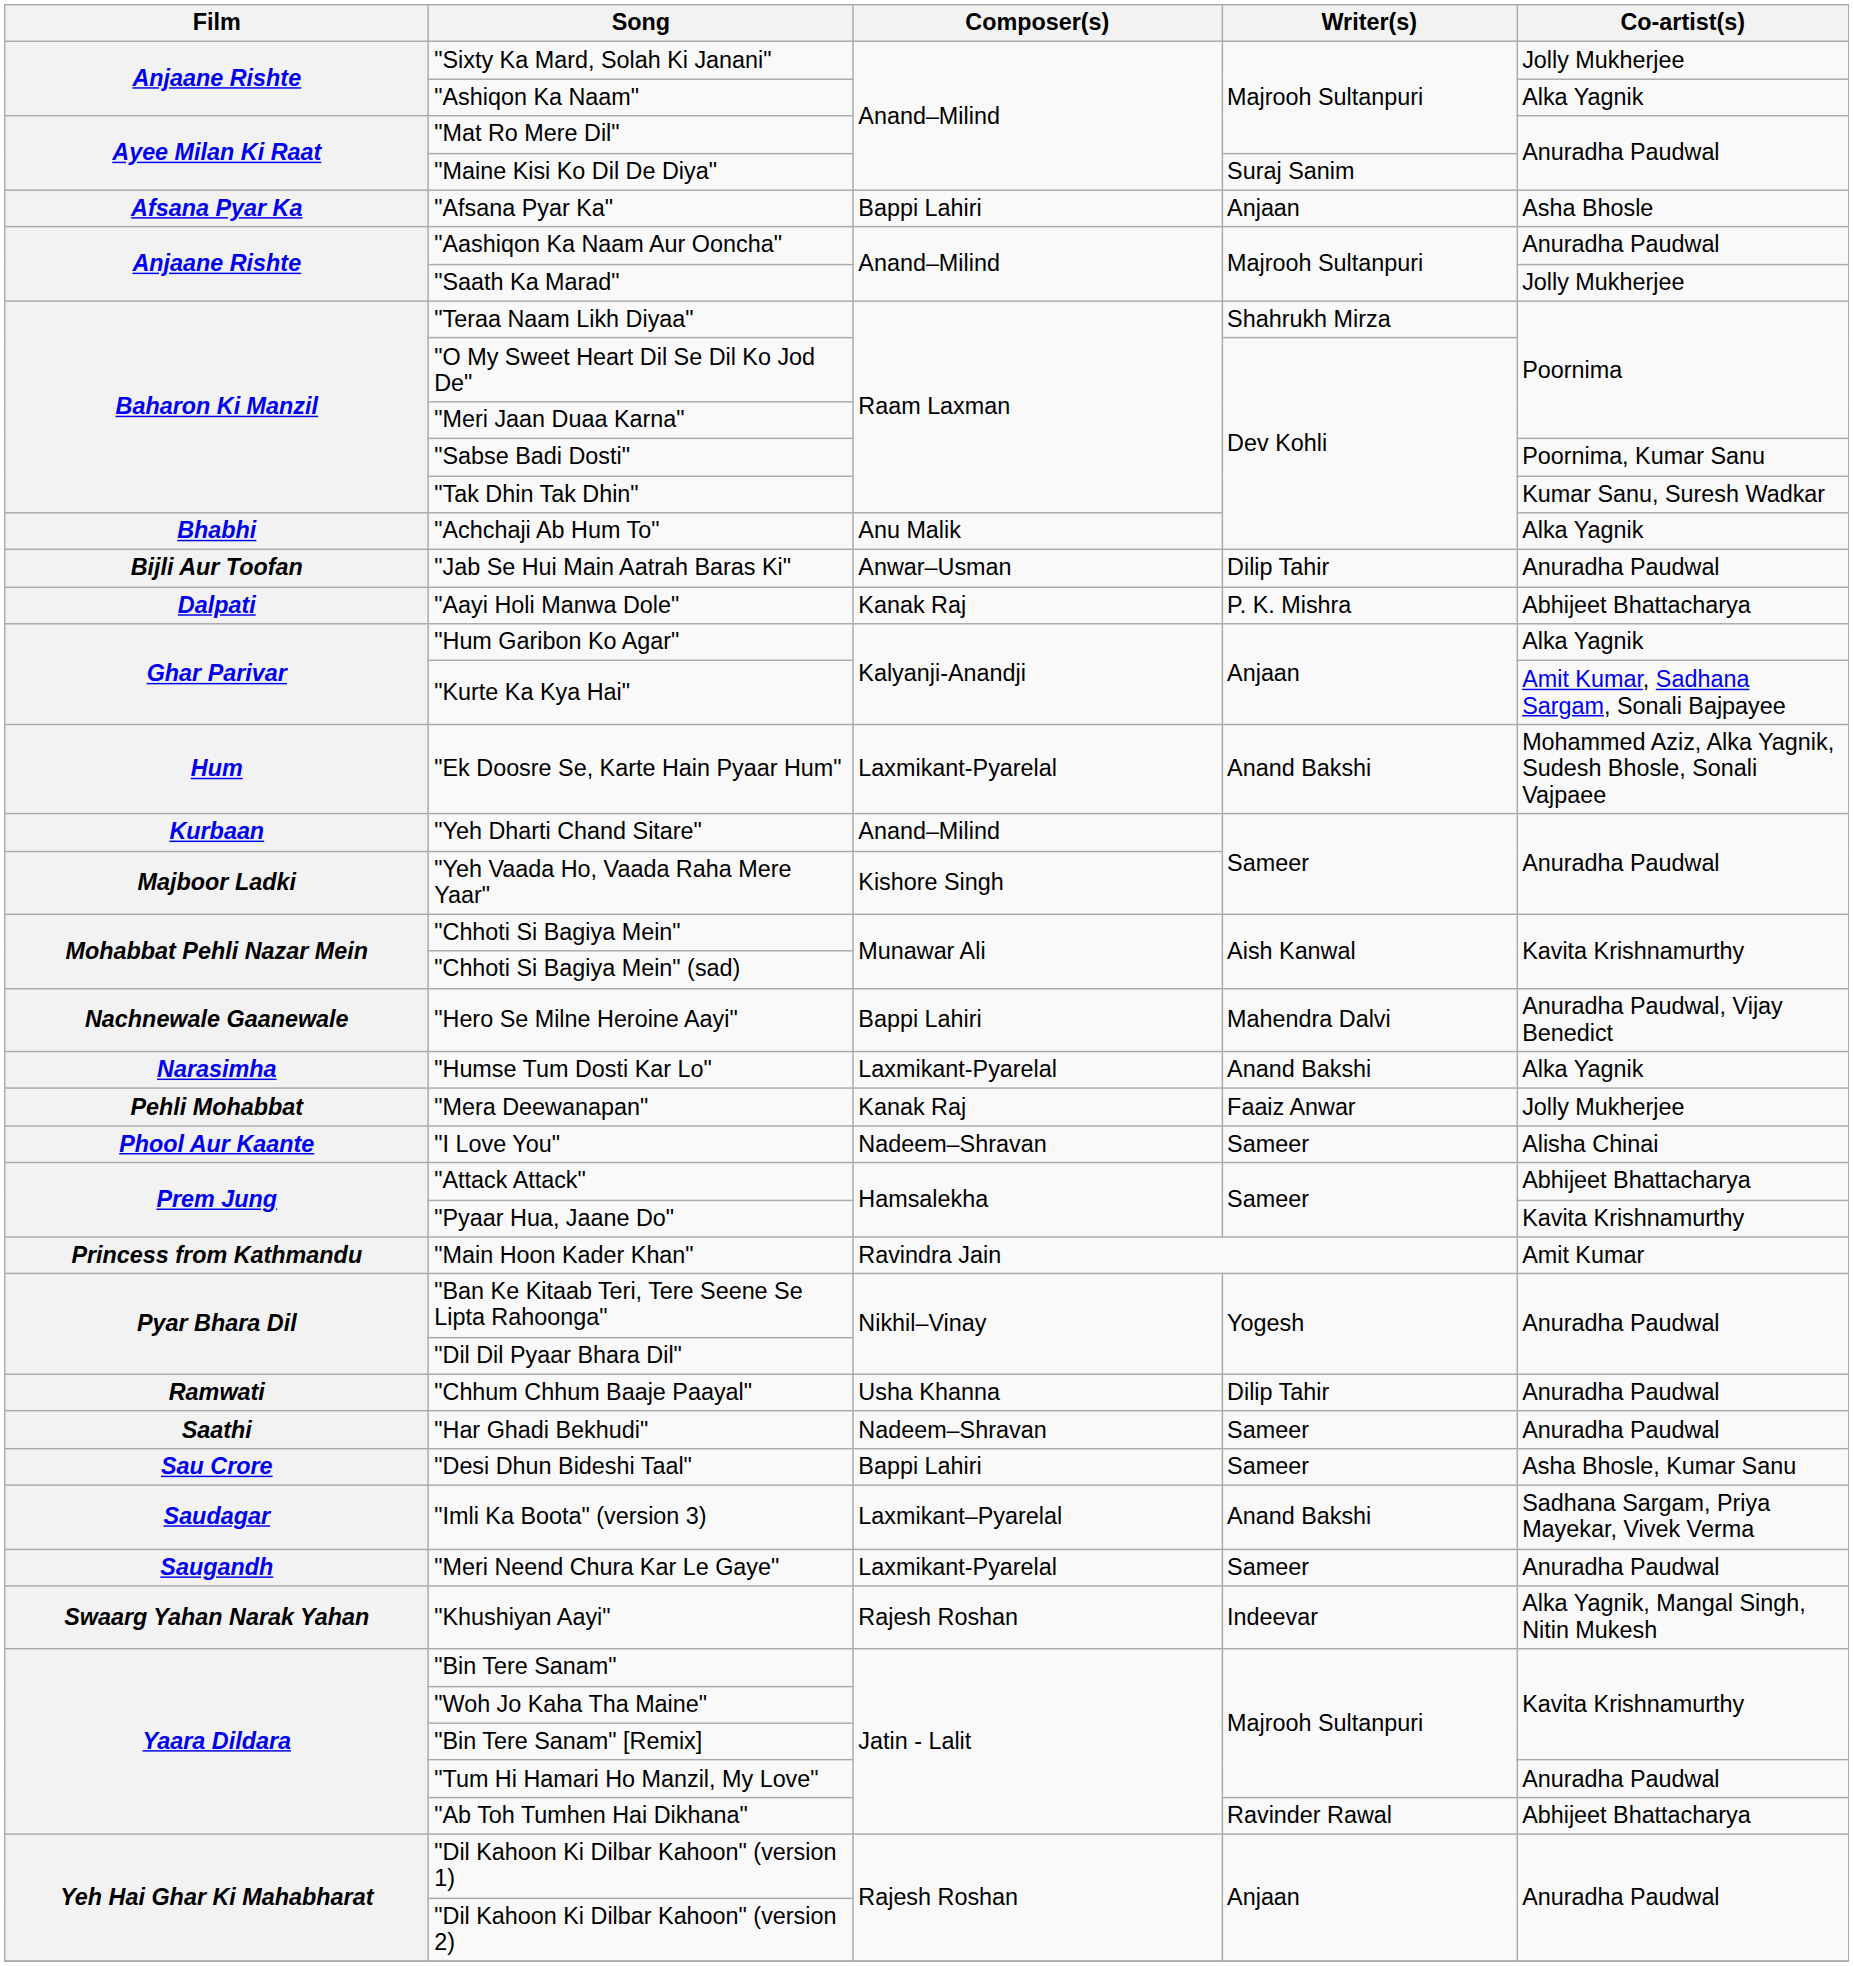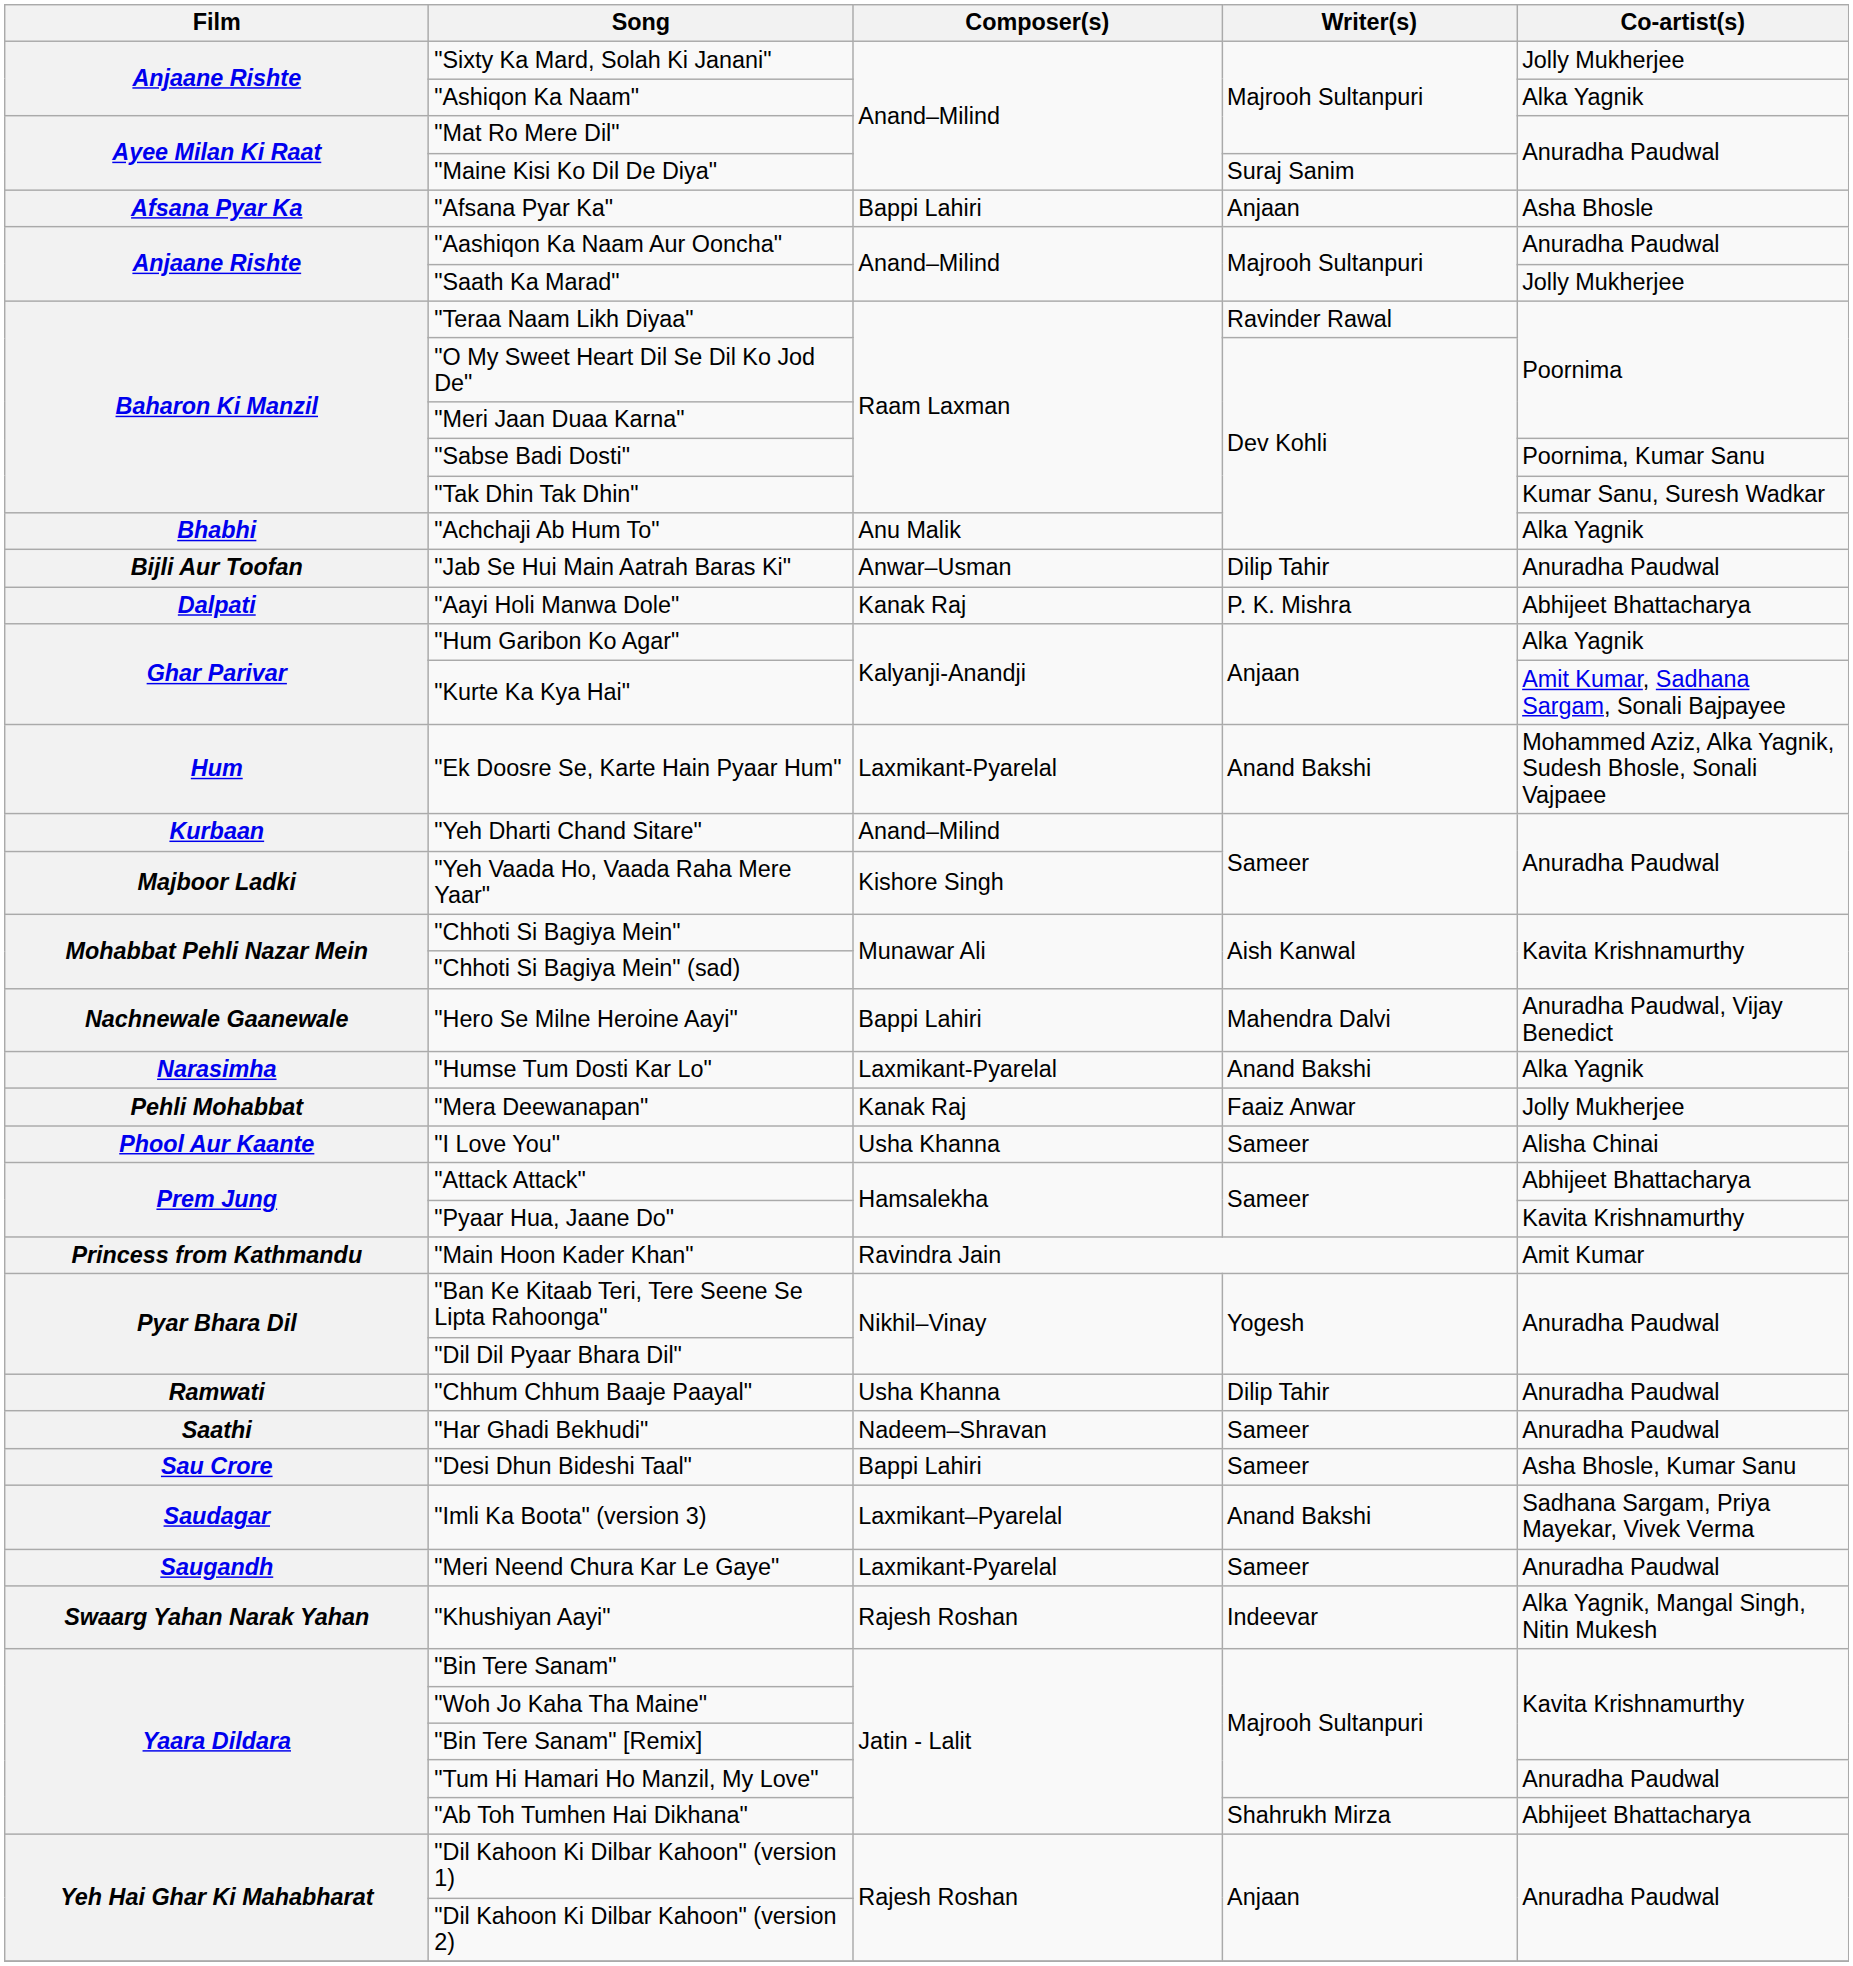(1309, 319) Shahrukh Mirza -> (1310, 319) Ravinder Rawal
(952, 1143) Nadeem–Shravan -> (929, 1143) Usha Khanna
(1310, 1815) Ravinder Rawal -> (1309, 1815) Shahrukh Mirza
